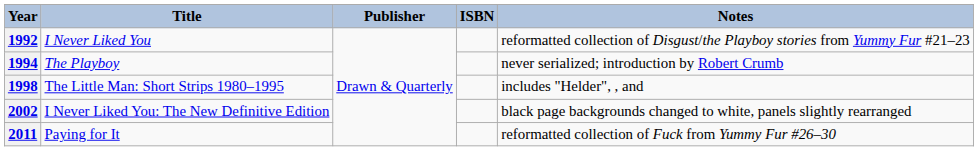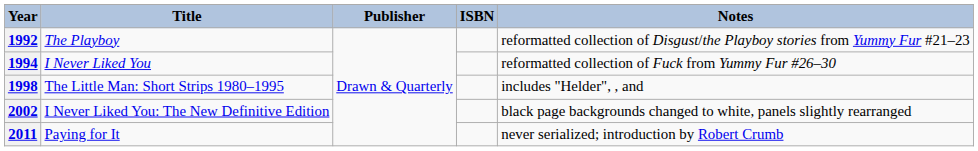(98, 39) I Never Liked You -> (82, 39) The Playboy
(82, 63) The Playboy -> (98, 63) I Never Liked You
(642, 63) never serialized; introduction by Robert Crumb -> (669, 63) reformatted collection of Fuck from Yummy Fur #26–30
(669, 134) reformatted collection of Fuck from Yummy Fur #26–30 -> (642, 134) never serialized; introduction by Robert Crumb
